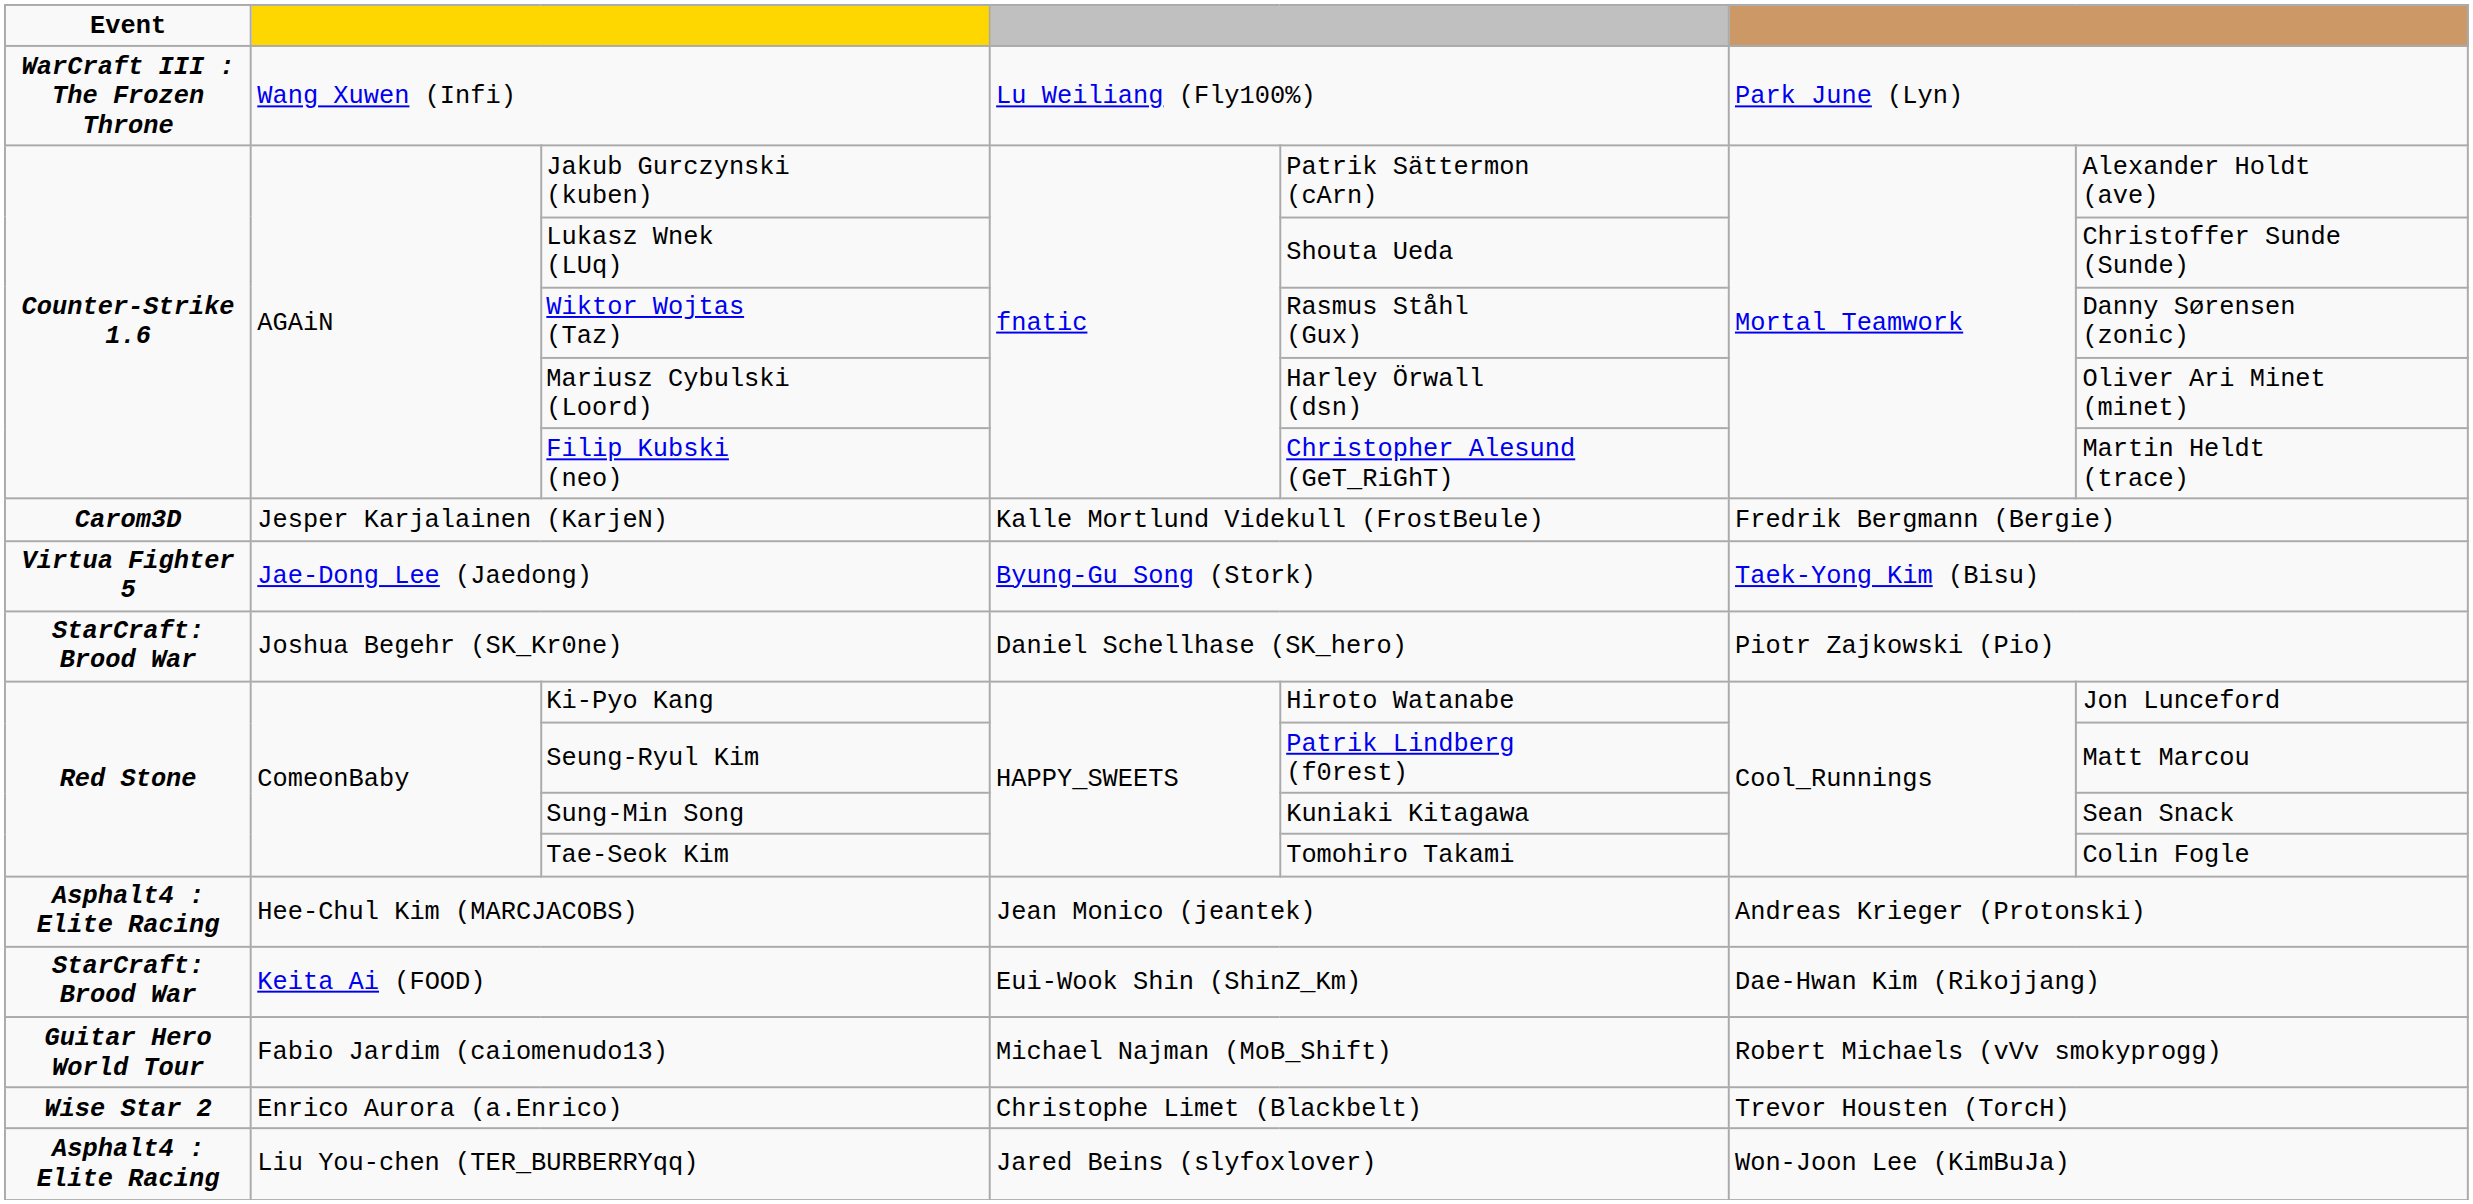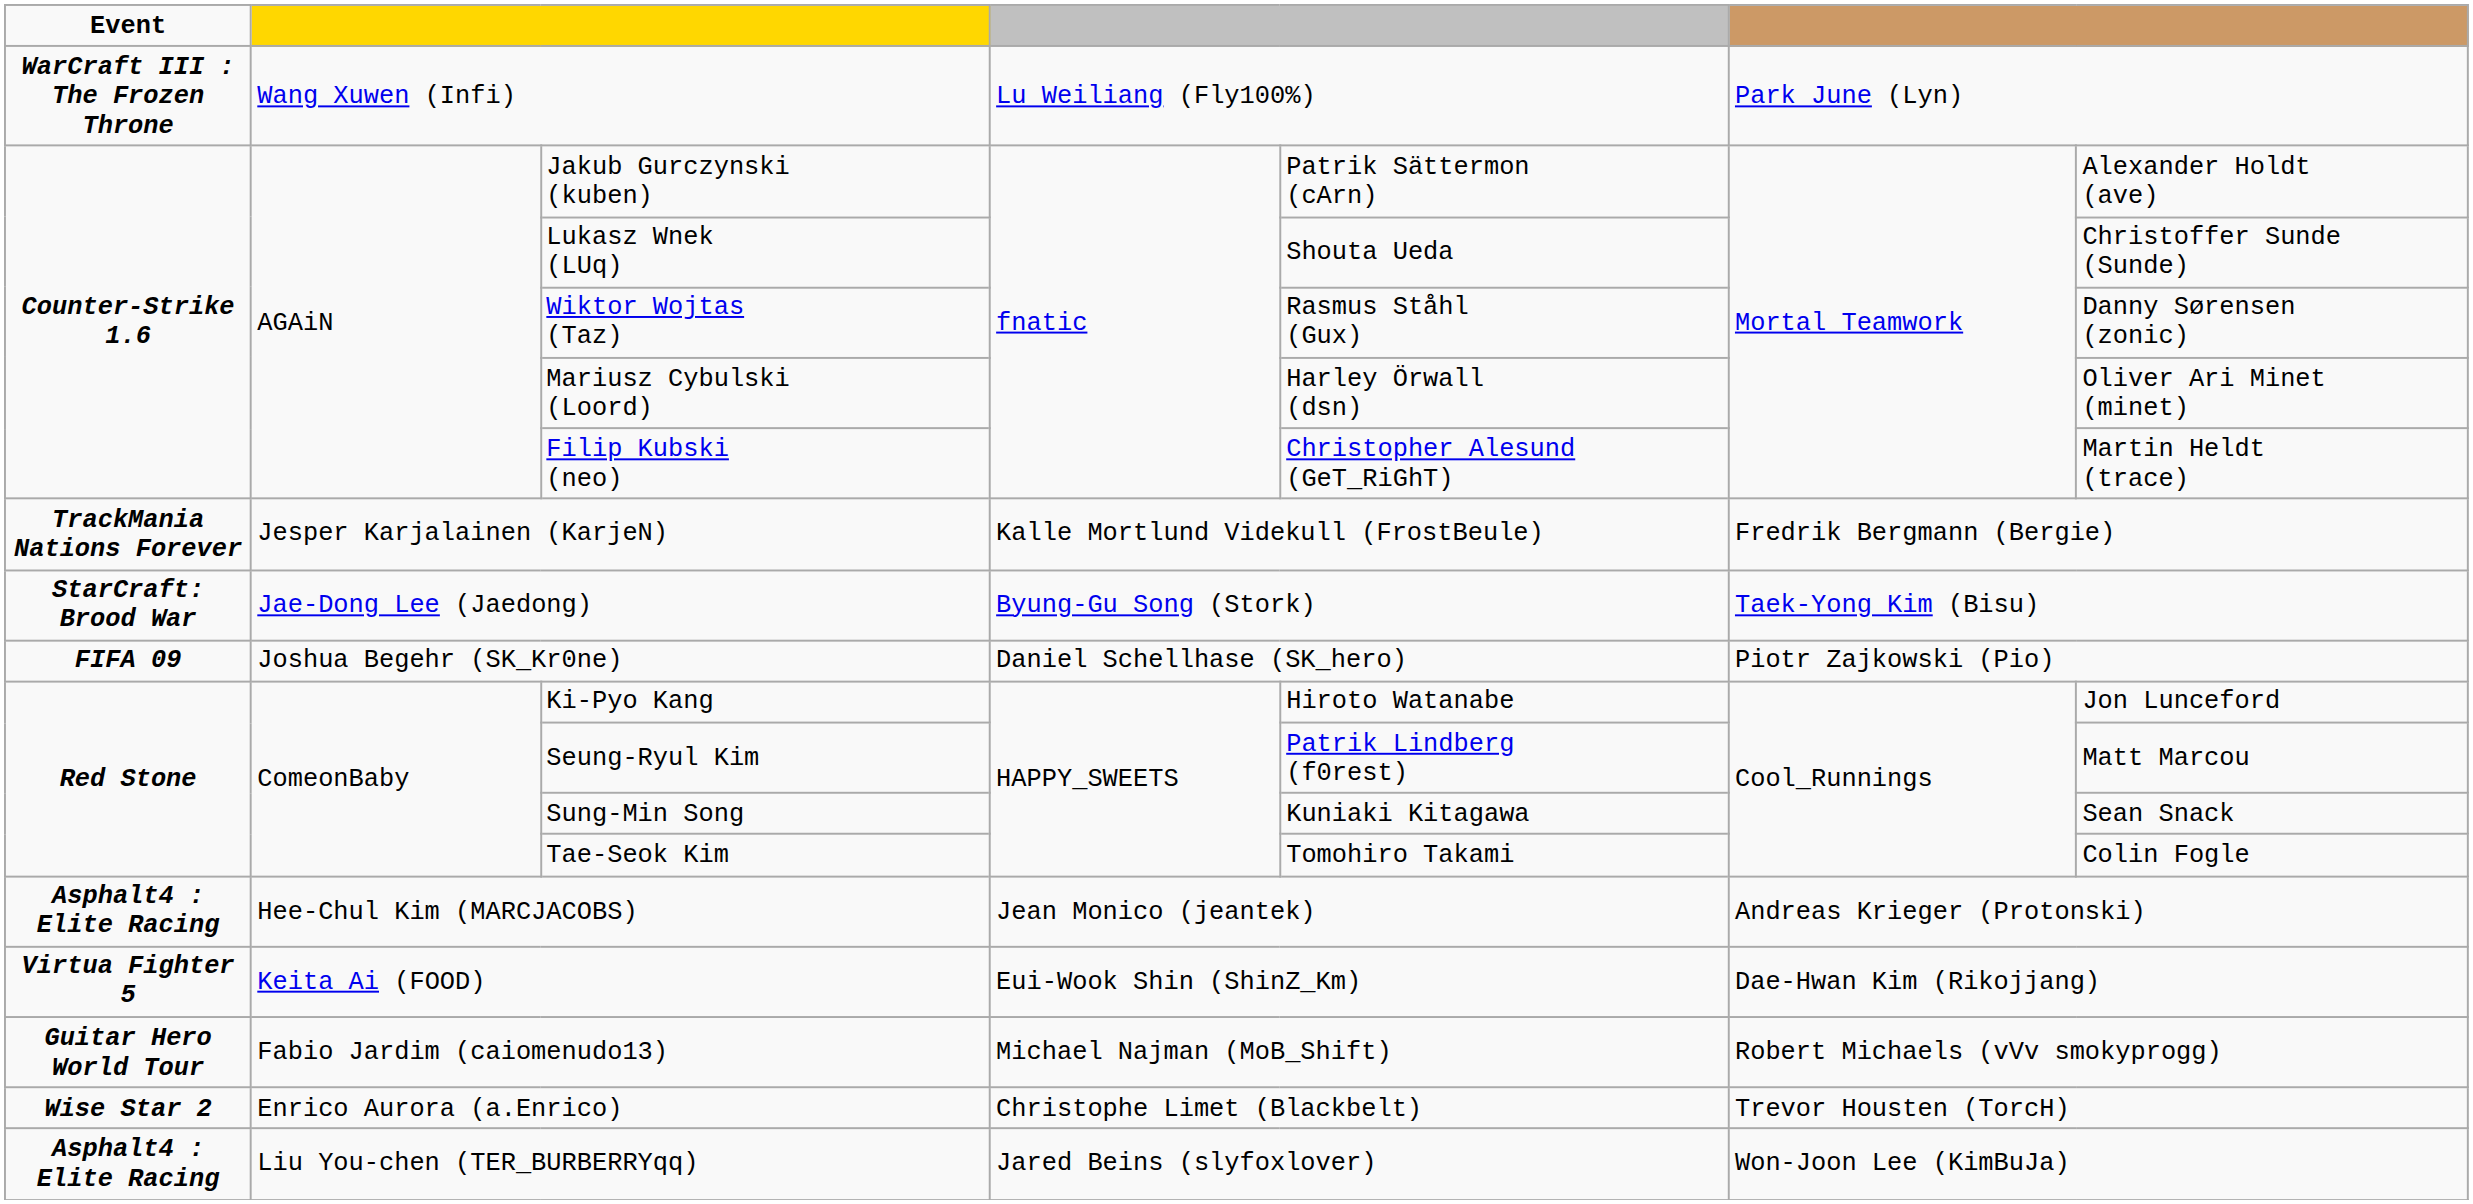(128, 520) Carom3D -> (128, 534) TrackMania Nations Forever
(128, 576) Virtua Fighter 5 -> (128, 605) StarCraft: Brood War
(128, 646) StarCraft: Brood War -> (128, 661) FIFA 09
(128, 982) StarCraft: Brood War -> (128, 982) Virtua Fighter 5
